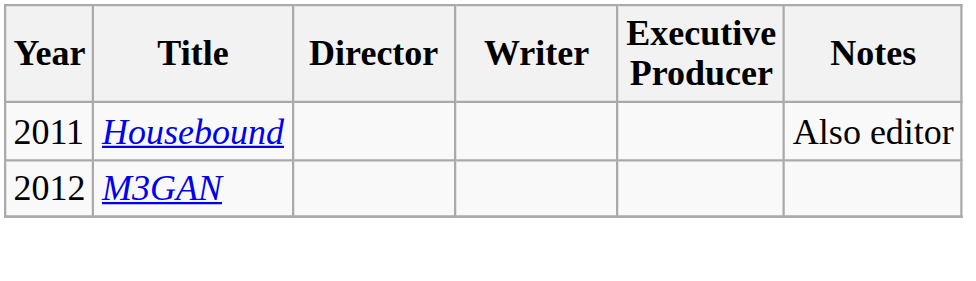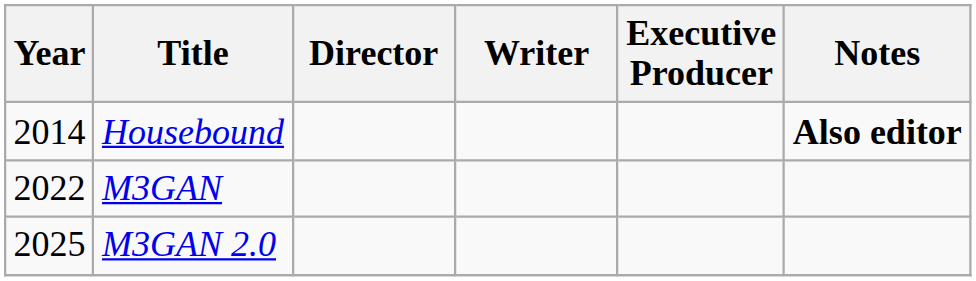(49, 130) 2011 -> (49, 130) 2014
(873, 130) normal -> (877, 130) bold
(49, 187) 2012 -> (49, 187) 2022
+ row: (189, 244)
